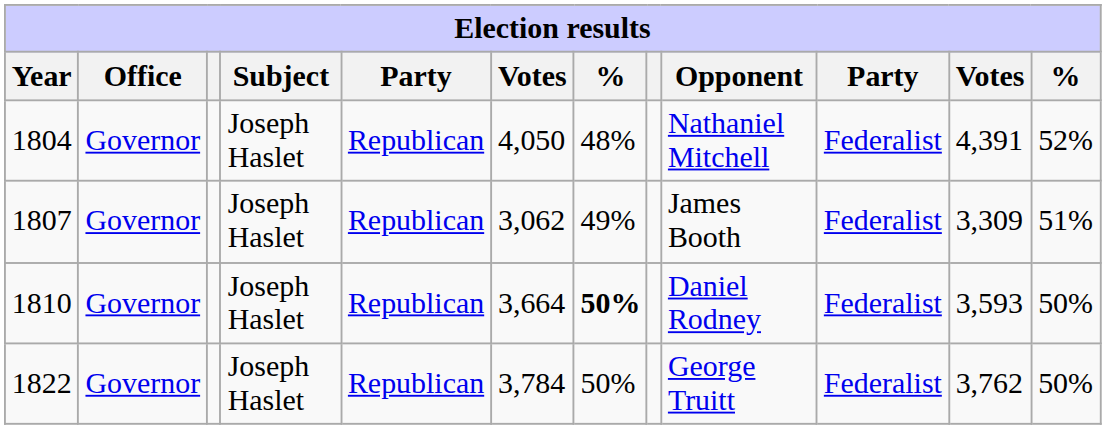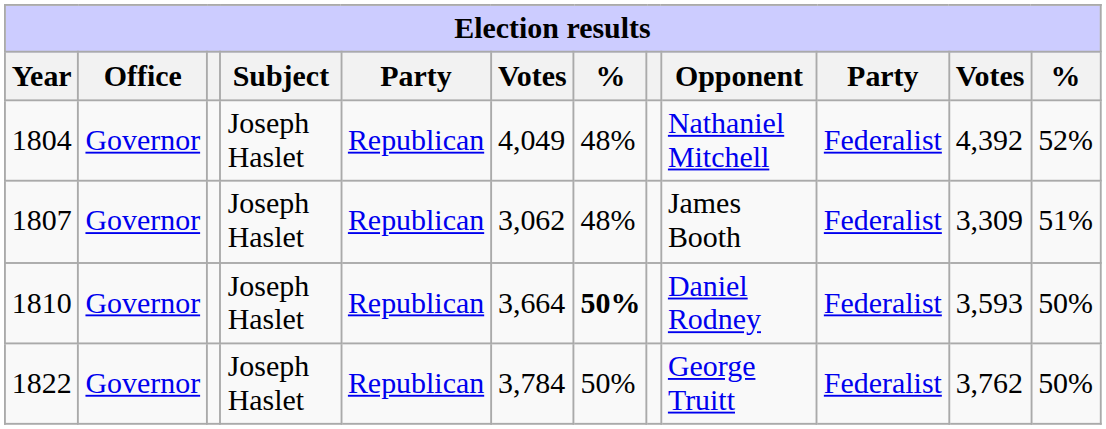(532, 139) 4,050 -> (532, 139) 4,049
(989, 139) 4,391 -> (989, 139) 4,392
(608, 221) 49% -> (608, 221) 48%
